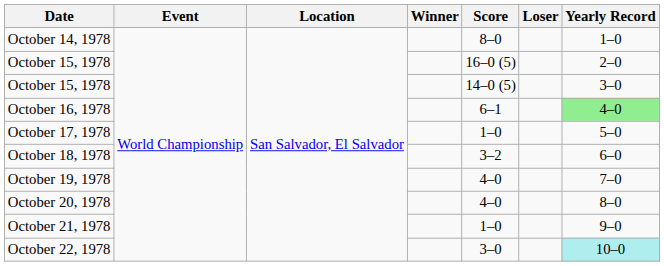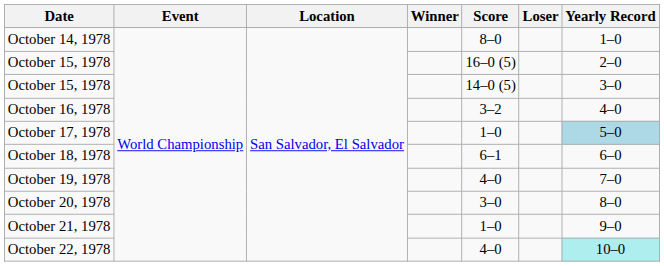(491, 109) 6–1 -> (491, 109) 3–2
(611, 109) lightgreen background -> (611, 109) no background
(611, 132) no background -> (611, 132) lightblue background
(491, 156) 3–2 -> (491, 156) 6–1
(491, 202) 4–0 -> (491, 202) 3–0
(491, 249) 3–0 -> (491, 249) 4–0
